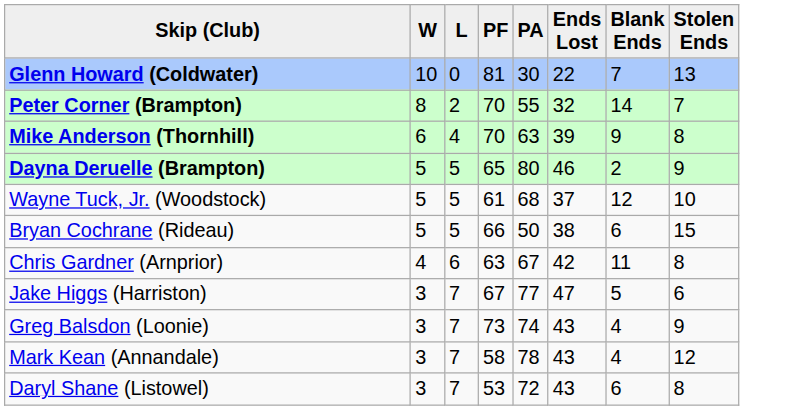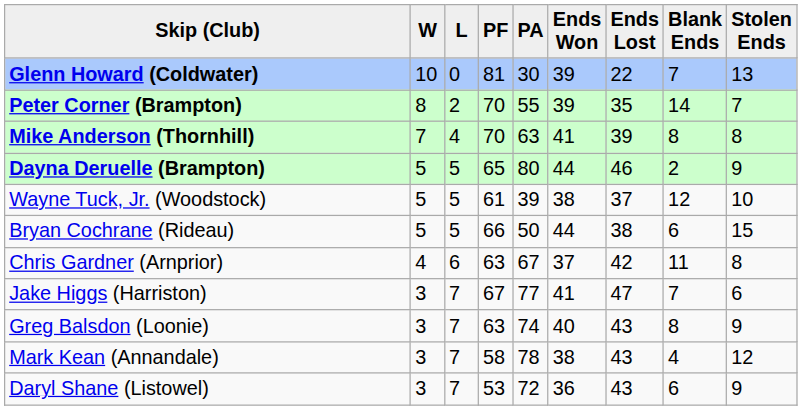+ column: (577, 31)
(564, 105) 32 -> (621, 105) 35
(421, 136) 6 -> (421, 136) 7
(616, 136) 9 -> (674, 136) 8
(529, 199) 68 -> (529, 199) 39
(616, 294) 5 -> (674, 294) 7
(494, 325) 73 -> (494, 325) 63
(616, 325) 4 -> (674, 325) 8
(679, 388) 8 -> (737, 388) 9
